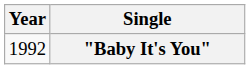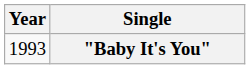(27, 48) 1992 -> (27, 48) 1993
